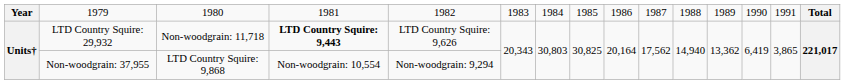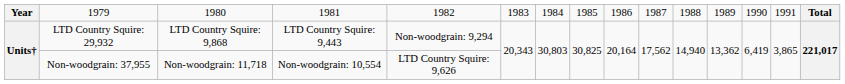(213, 36) Non-woodgrain: 11,718 -> (215, 36) LTD Country Squire: 9,868
(329, 36) bold -> (329, 36) normal
(445, 36) LTD Country Squire: 9,626 -> (444, 36) Non-woodgrain: 9,294
(213, 65) LTD Country Squire: 9,868 -> (215, 65) Non-woodgrain: 11,718
(445, 65) Non-woodgrain: 9,294 -> (444, 65) LTD Country Squire: 9,626
